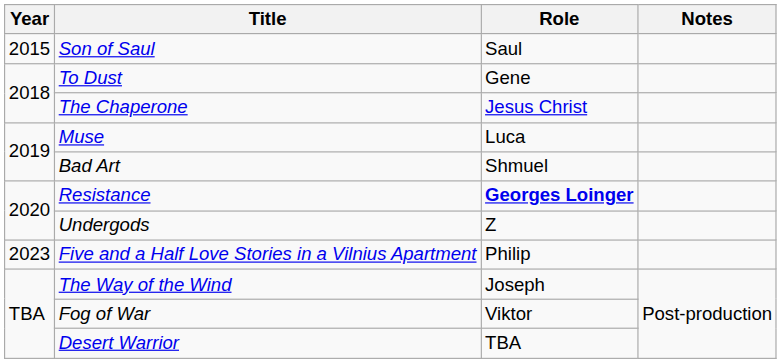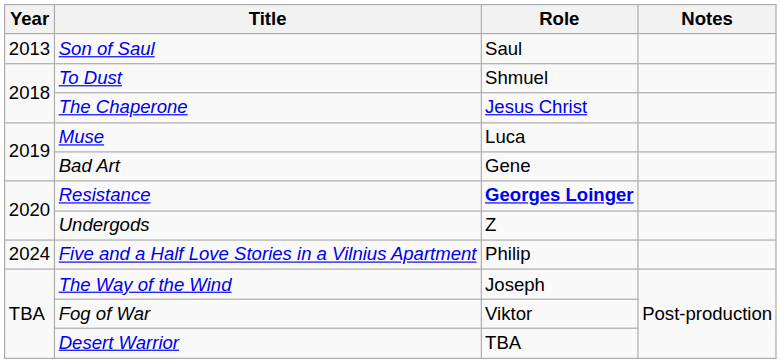(30, 48) 2015 -> (30, 48) 2013
(508, 78) Gene -> (517, 78) Shmuel
(517, 166) Shmuel -> (508, 166) Gene
(30, 254) 2023 -> (30, 254) 2024
